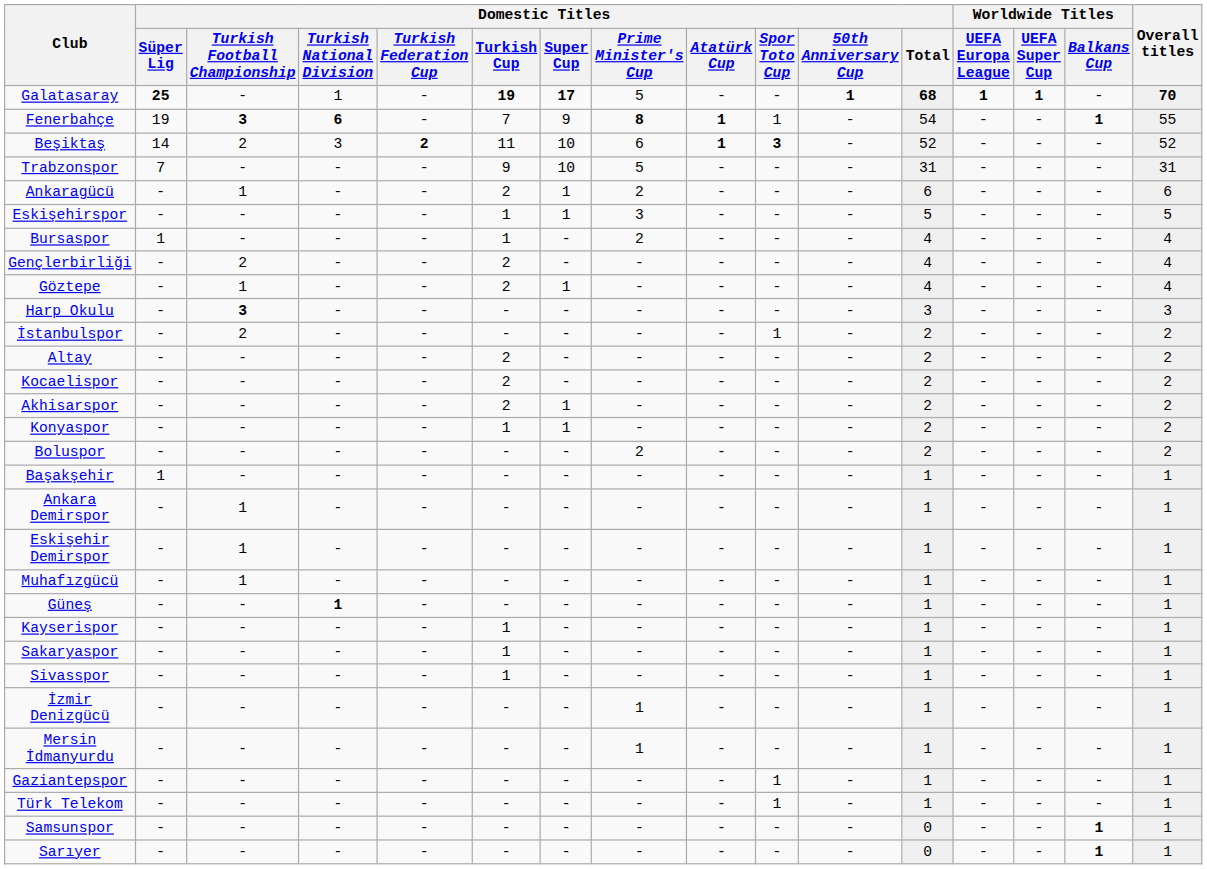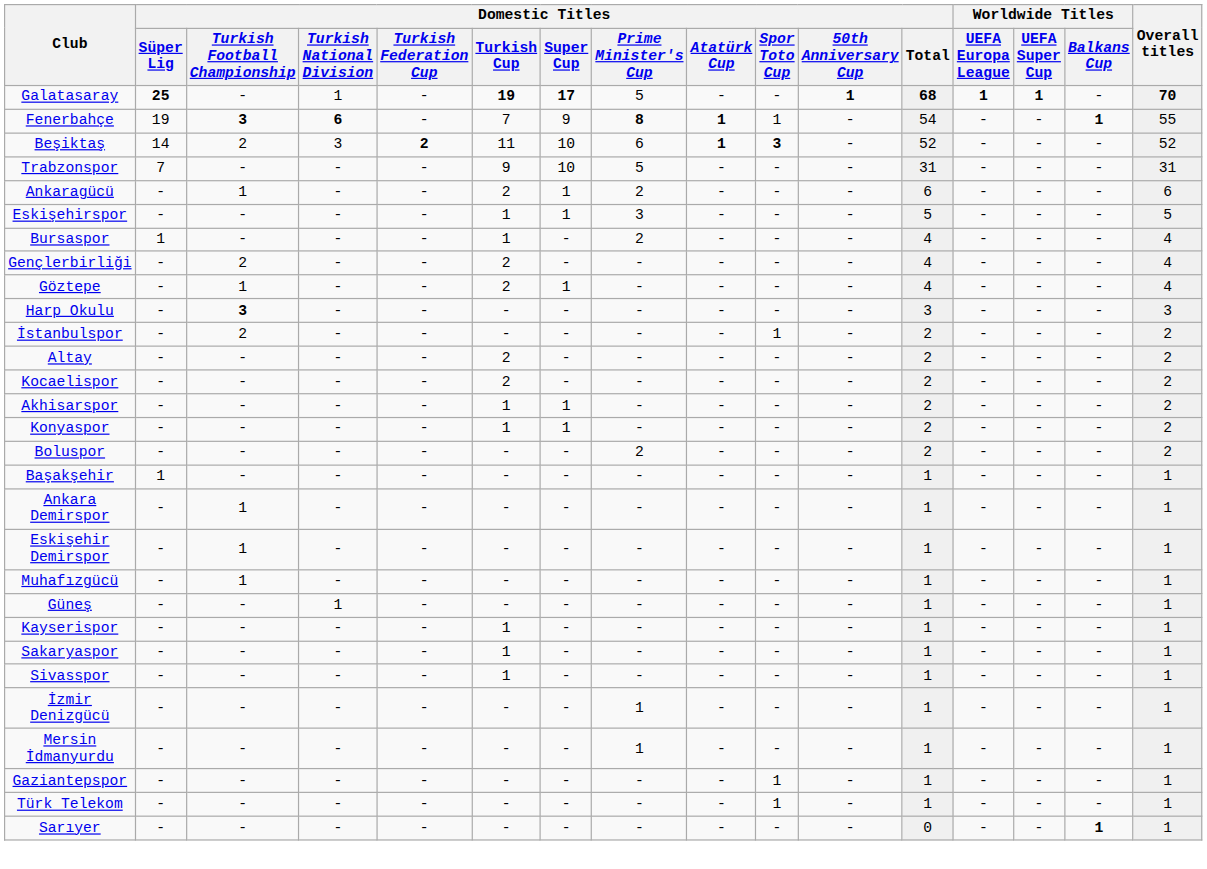(506, 406) 2 -> (506, 406) 1
(338, 605) bold -> (338, 605) normal
- row: (70, 829)
